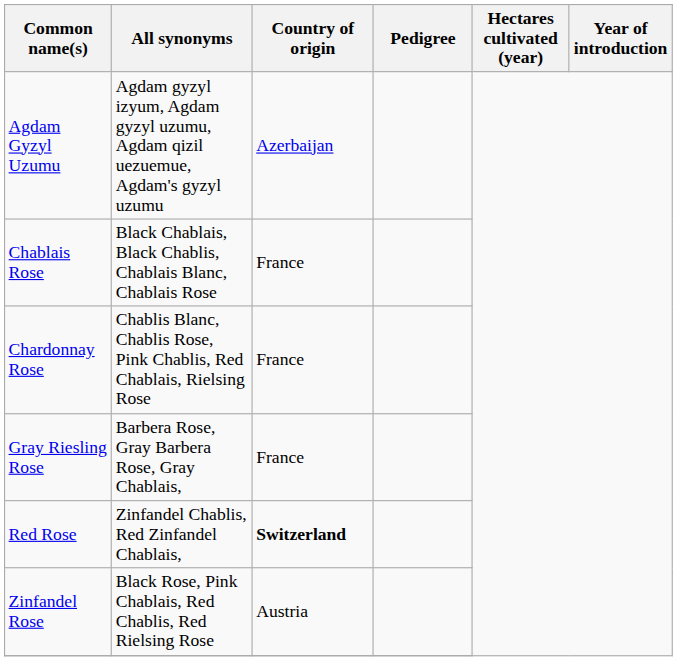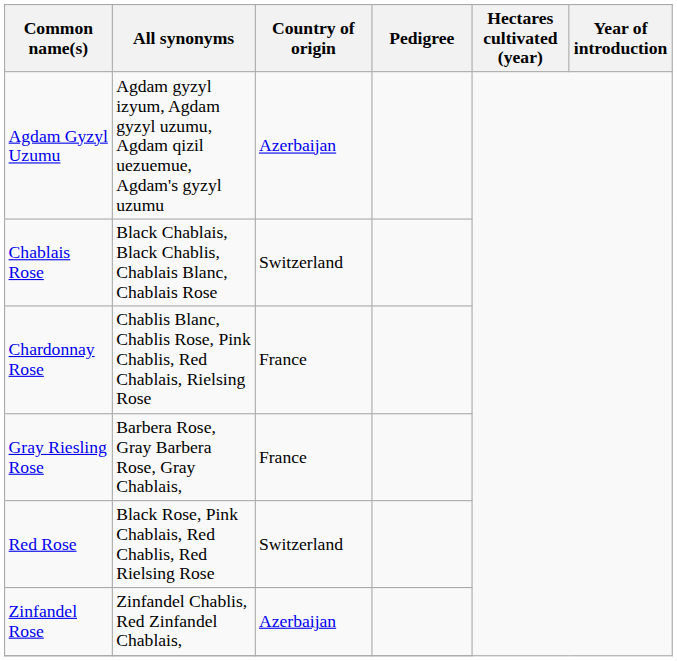(280, 262) France -> (301, 262) Switzerland
(181, 534) Zinfandel Chablis, Red Zinfandel Chablais, -> (177, 544) Black Rose, Pink Chablais, Red Chablis, Red Rielsing Rose
(301, 534) bold -> (301, 544) normal
(177, 611) Black Rose, Pink Chablais, Red Chablis, Red Rielsing Rose -> (182, 621) Zinfandel Chablis, Red Zinfandel Chablais,
(282, 611) Austria -> (298, 621) Azerbaijan
